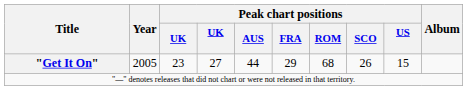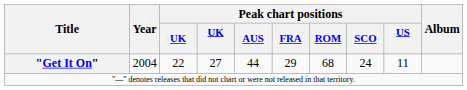(145, 63) 2005 -> (145, 63) 2004
(178, 63) 23 -> (178, 63) 22
(365, 63) 26 -> (365, 63) 24
(403, 63) 15 -> (403, 63) 11
